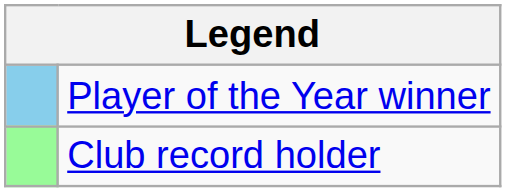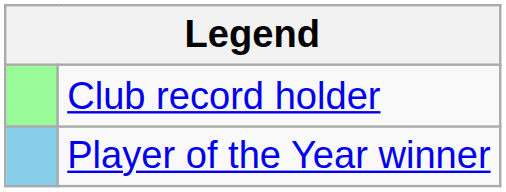rows swapped: (279, 95) <-> (224, 155)
